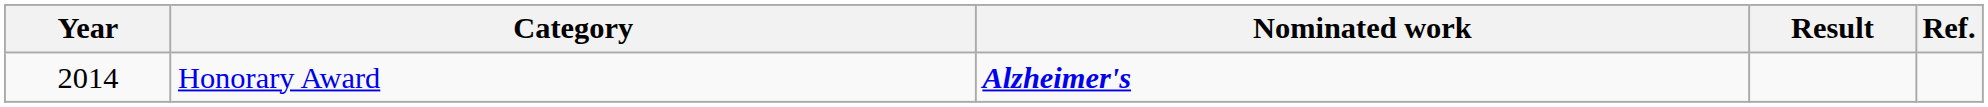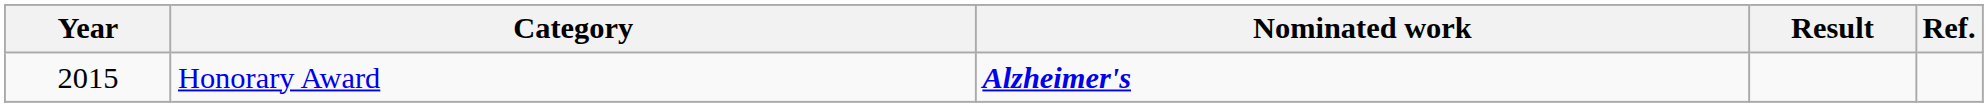(88, 76) 2014 -> (88, 76) 2015
